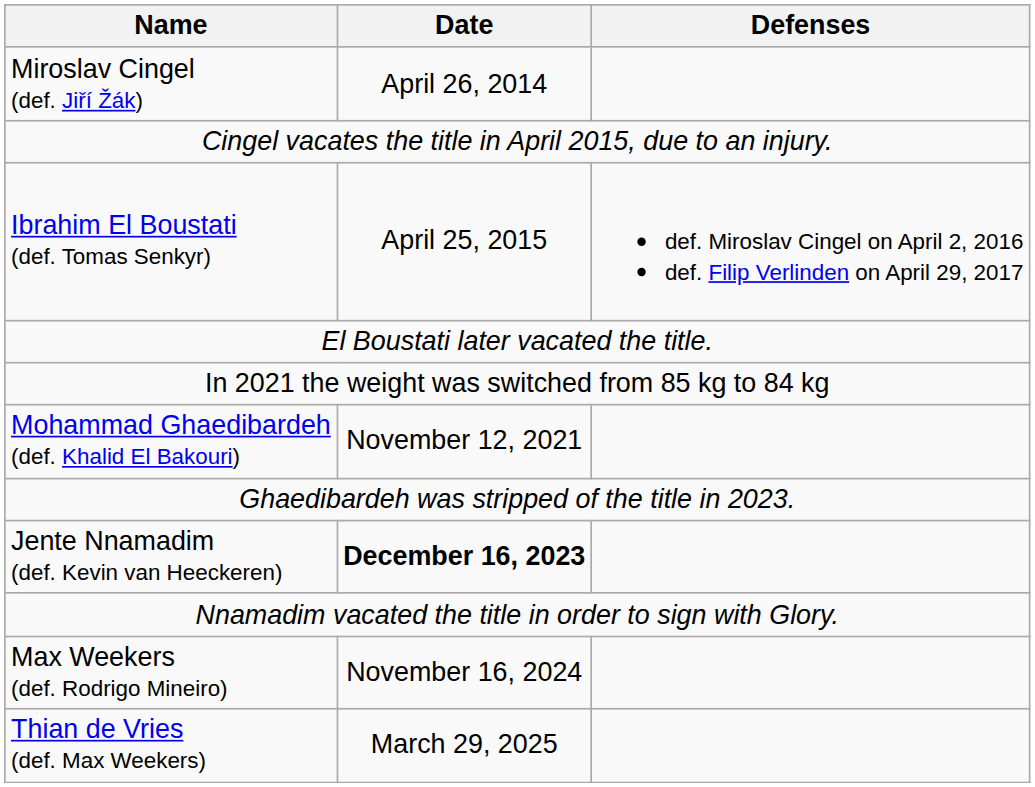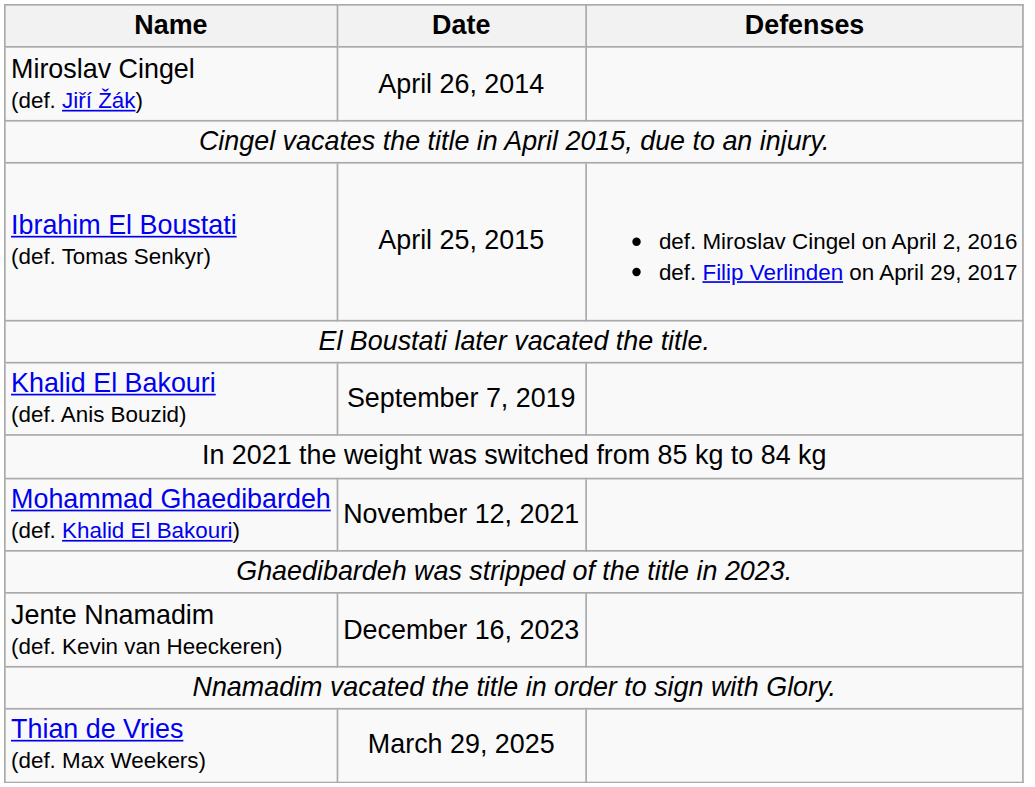+ row: (113, 398)
(464, 556) bold -> (461, 629) normal
- row: (119, 672)
